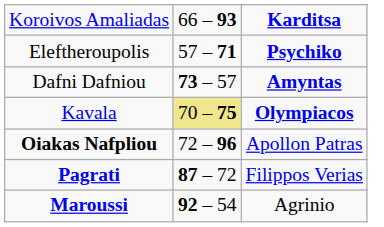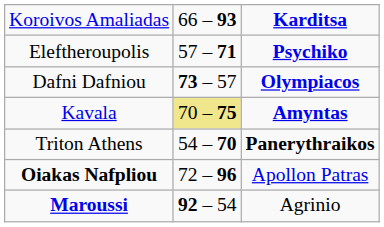(304, 81) Amyntas -> (310, 81) Olympiacos
(304, 112) Olympiacos -> (310, 112) Amyntas
+ row: (89, 143)
- row: (89, 174)
